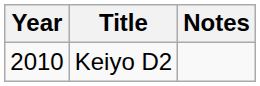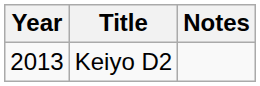(37, 61) 2010 -> (37, 61) 2013
